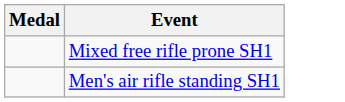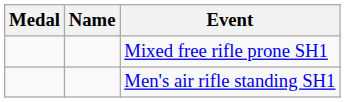+ column: (92, 20)
